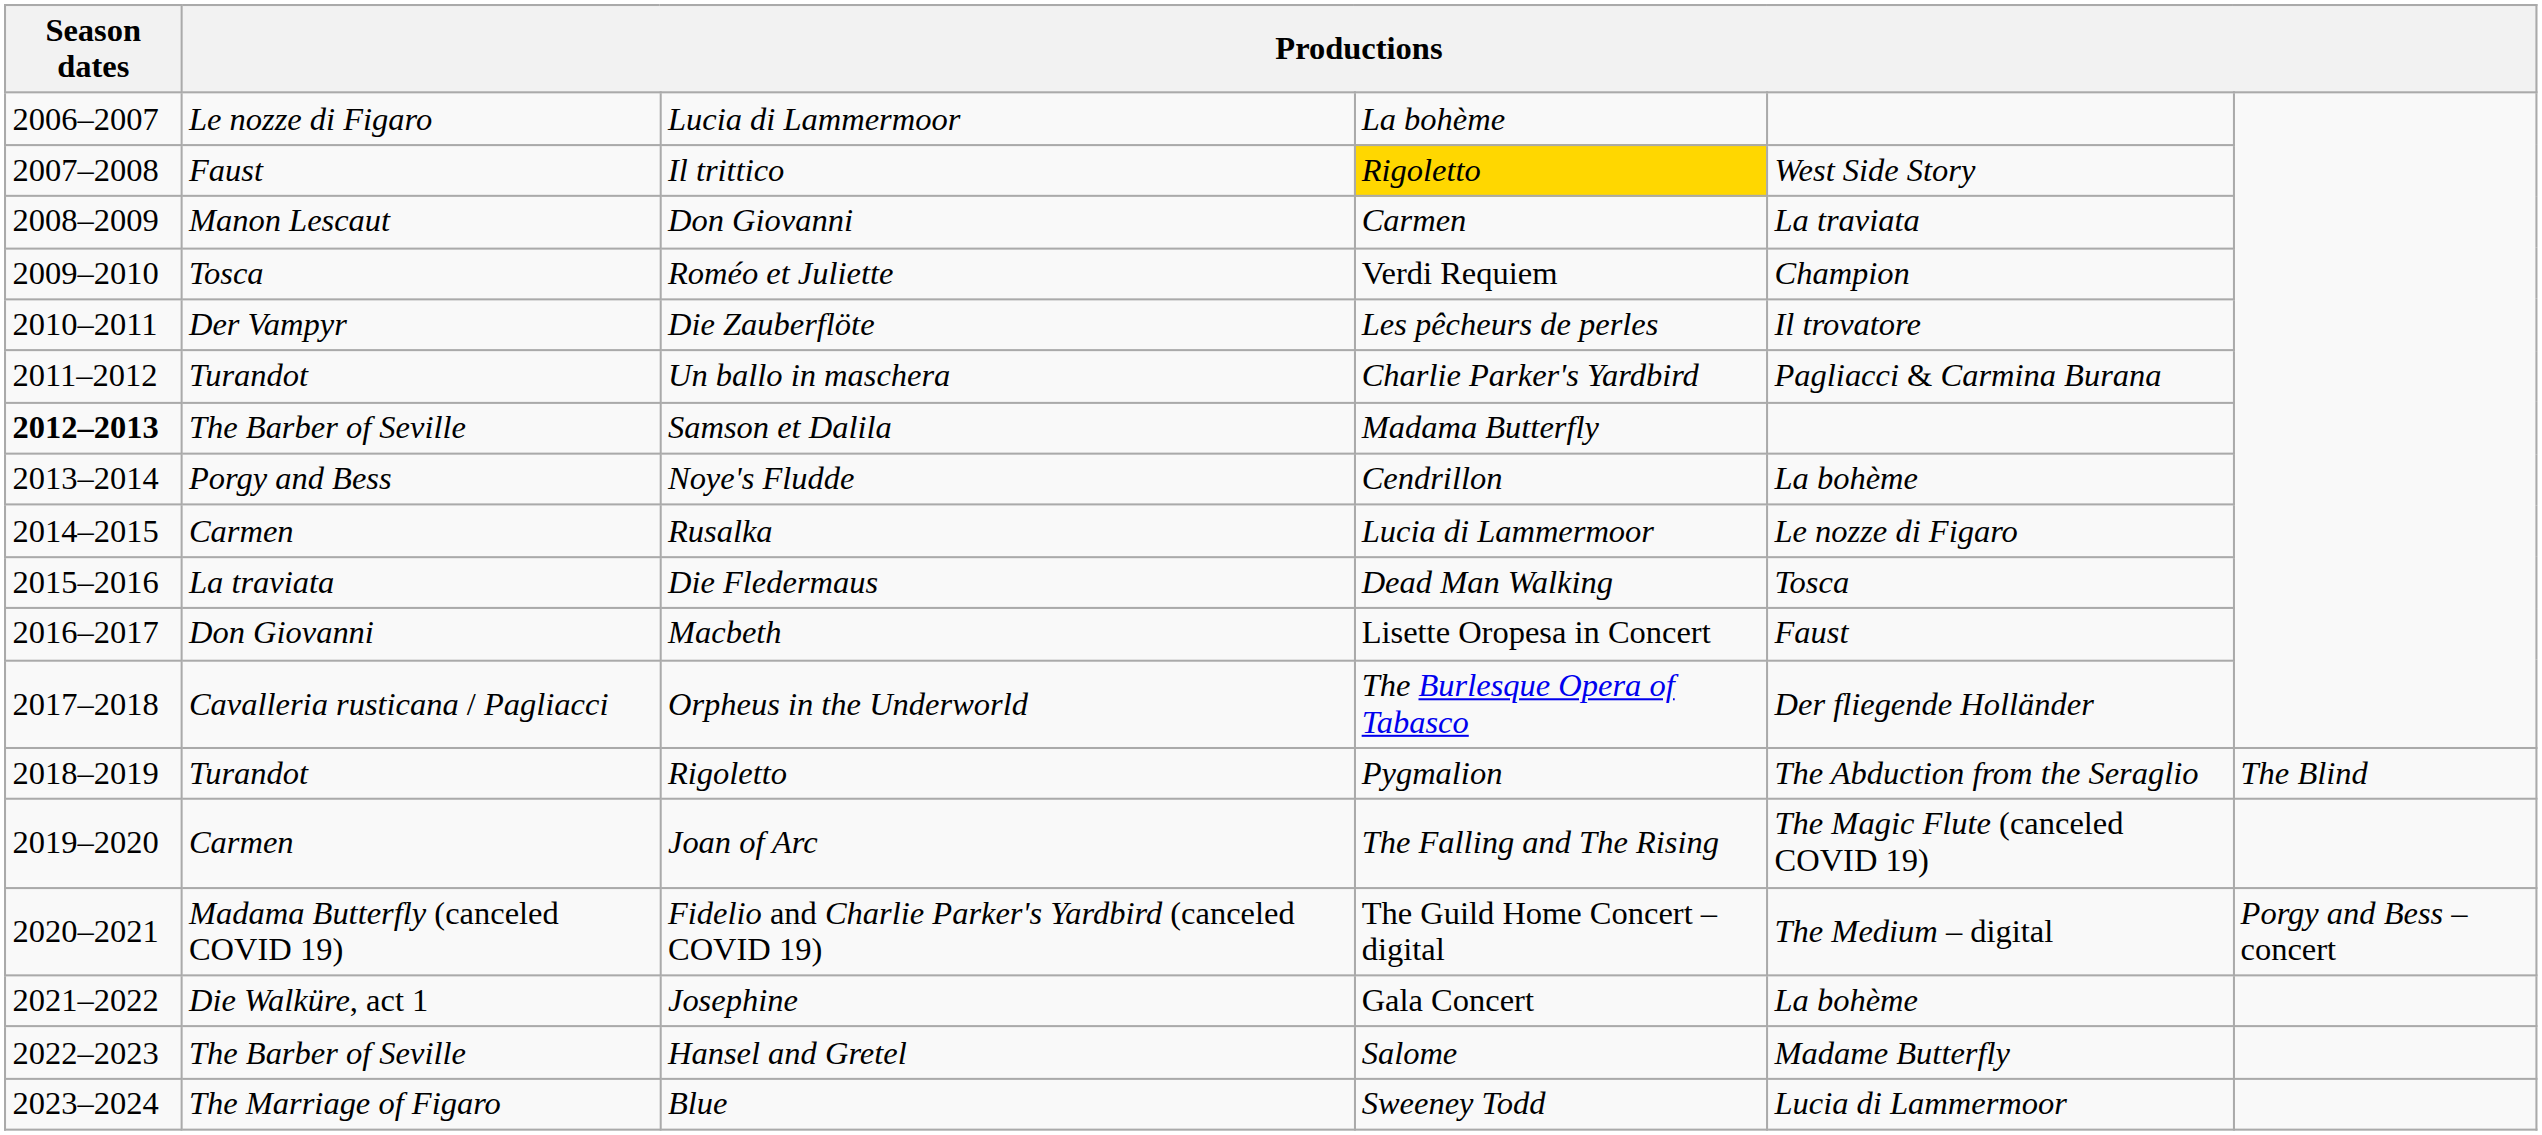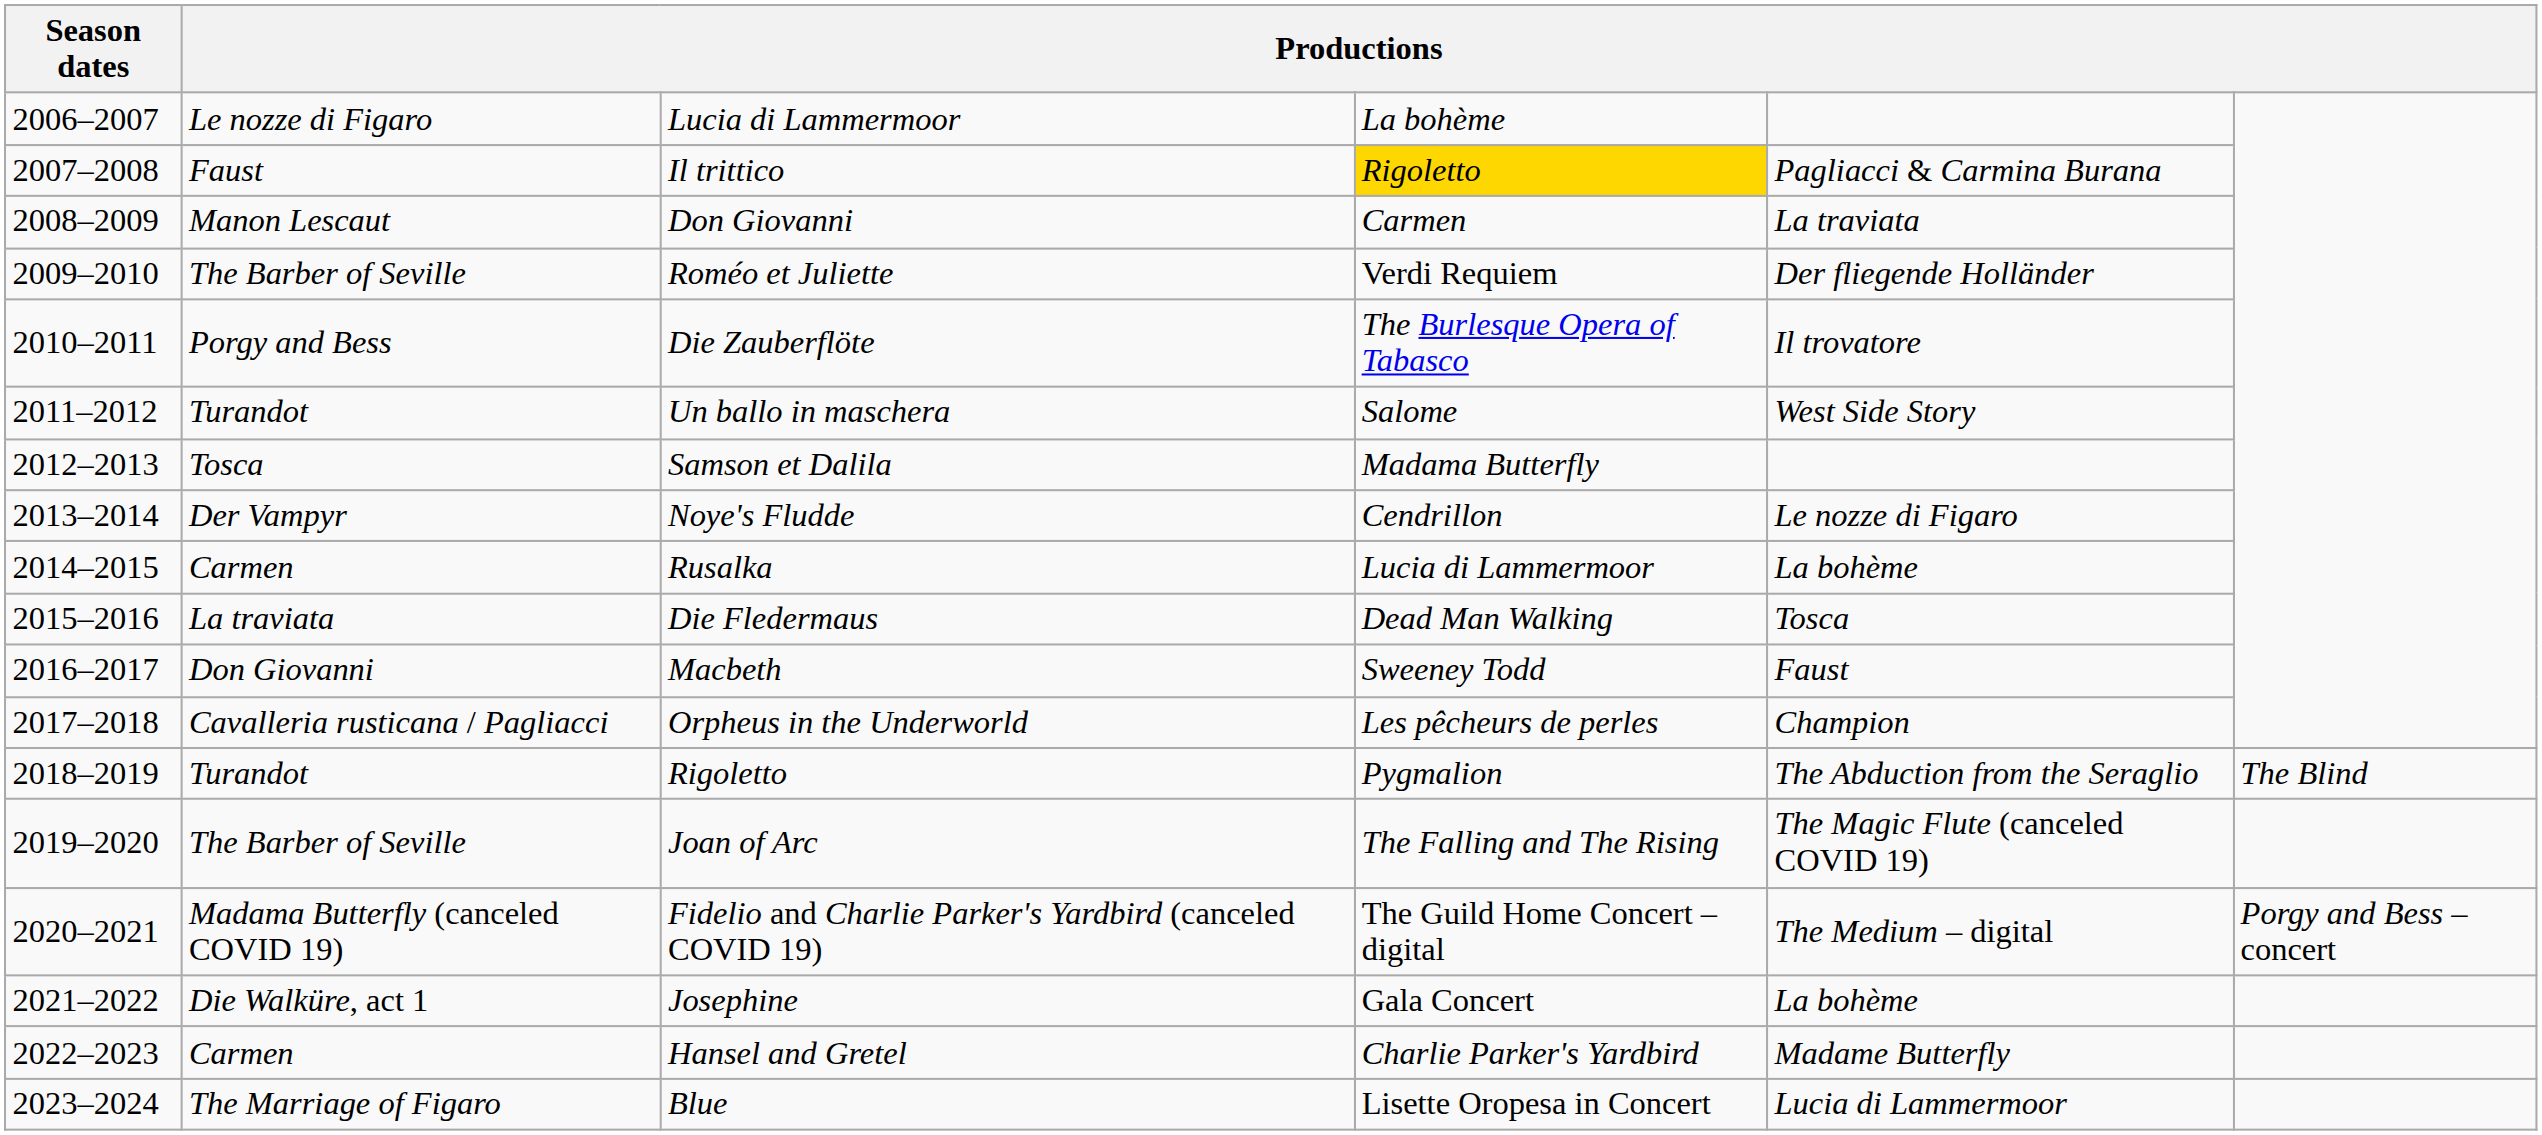(1875, 169) West Side Story -> (1968, 169) Pagliacci & Carmina Burana
(226, 272) Tosca -> (327, 272) The Barber of Seville
(1842, 272) Champion -> (1934, 272) Der fliegende Holländer
(268, 324) Der Vampyr -> (290, 342) Porgy and Bess
(1510, 324) Les pêcheurs de perles -> (1518, 342) The Burlesque Opera of Tabasco
(1530, 375) Charlie Parker's Yardbird -> (1409, 412) Salome
(1968, 375) Pagliacci & Carmina Burana -> (1875, 412) West Side Story
(86, 427) bold -> (86, 463) normal
(327, 427) The Barber of Seville -> (226, 463) Tosca
(290, 478) Porgy and Bess -> (268, 515) Der Vampyr
(1846, 478) La bohème -> (1896, 515) Le nozze di Figaro
(1896, 530) Le nozze di Figaro -> (1846, 566) La bohème
(1536, 633) Lisette Oropesa in Concert -> (1454, 669) Sweeney Todd
(1518, 703) The Burlesque Opera of Tabasco -> (1510, 721) Les pêcheurs de perles
(1934, 703) Der fliegende Holländer -> (1842, 721) Champion
(241, 842) Carmen -> (327, 842) The Barber of Seville
(327, 1052) The Barber of Seville -> (241, 1052) Carmen
(1409, 1052) Salome -> (1530, 1052) Charlie Parker's Yardbird
(1454, 1103) Sweeney Todd -> (1536, 1103) Lisette Oropesa in Concert
